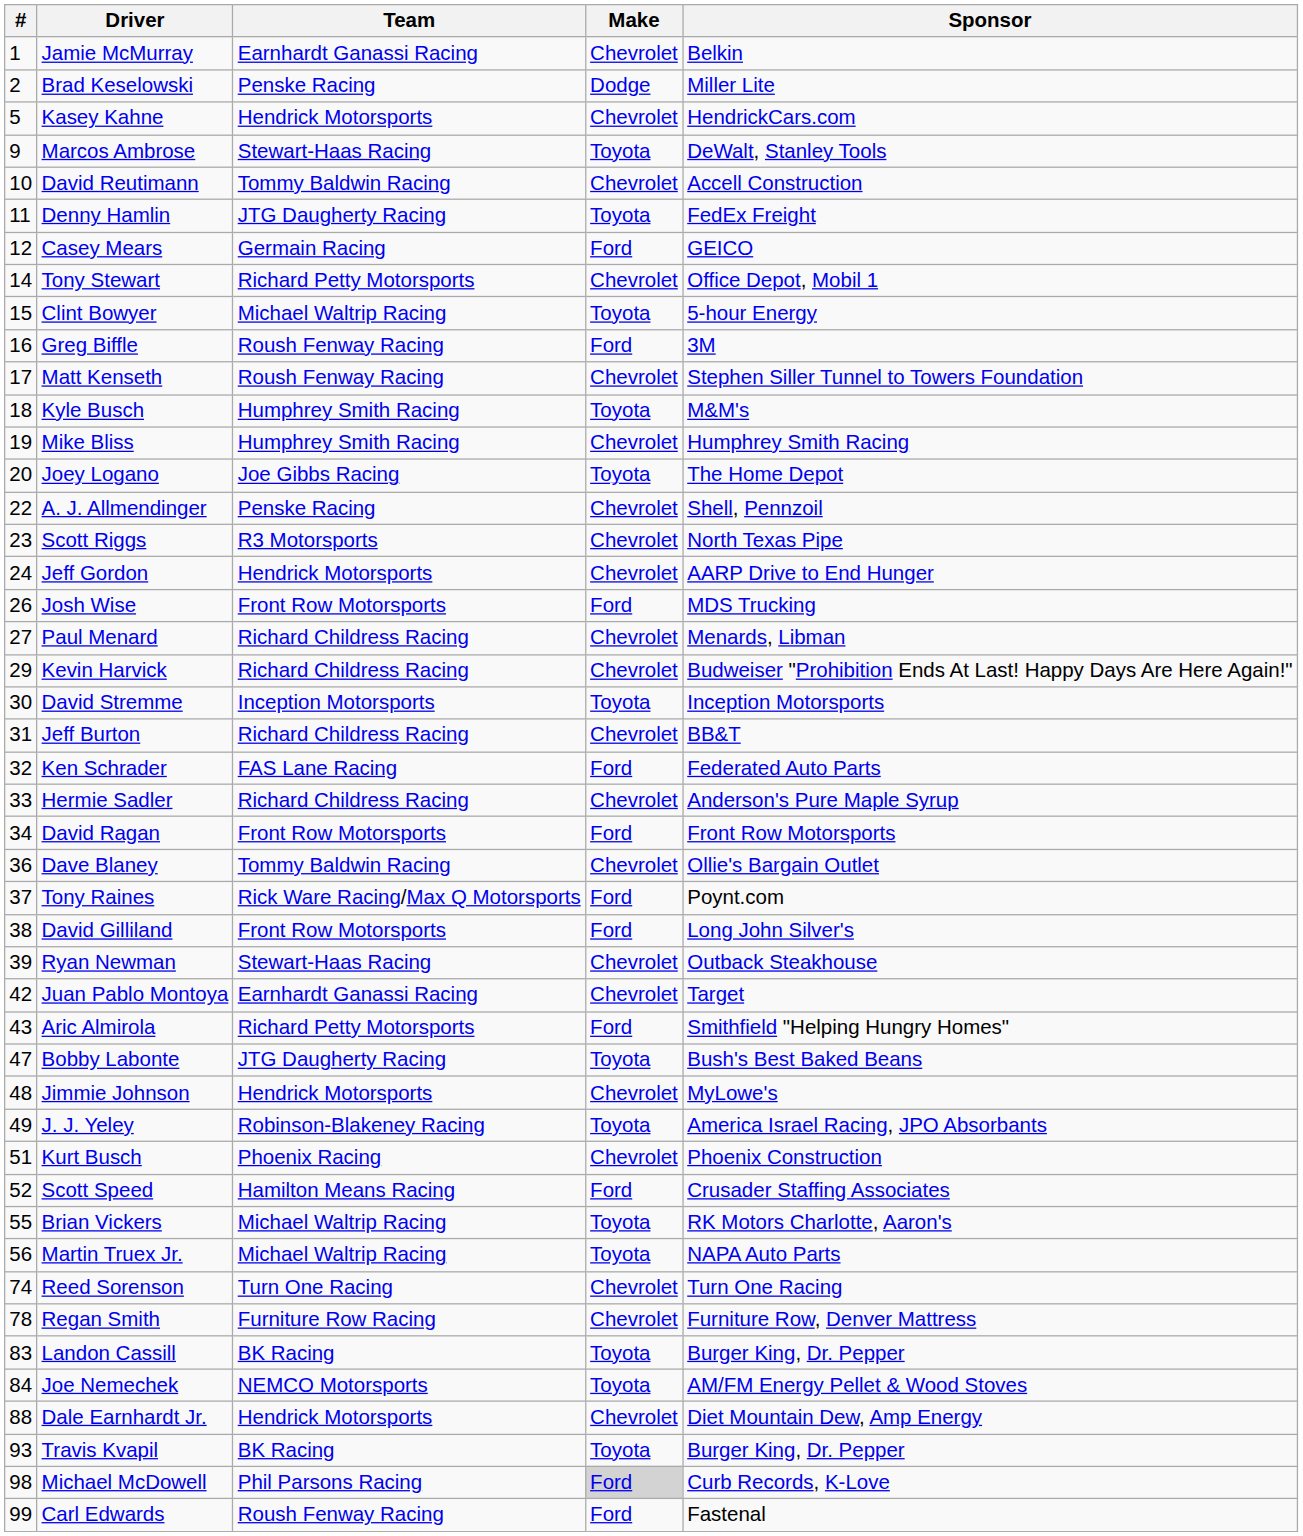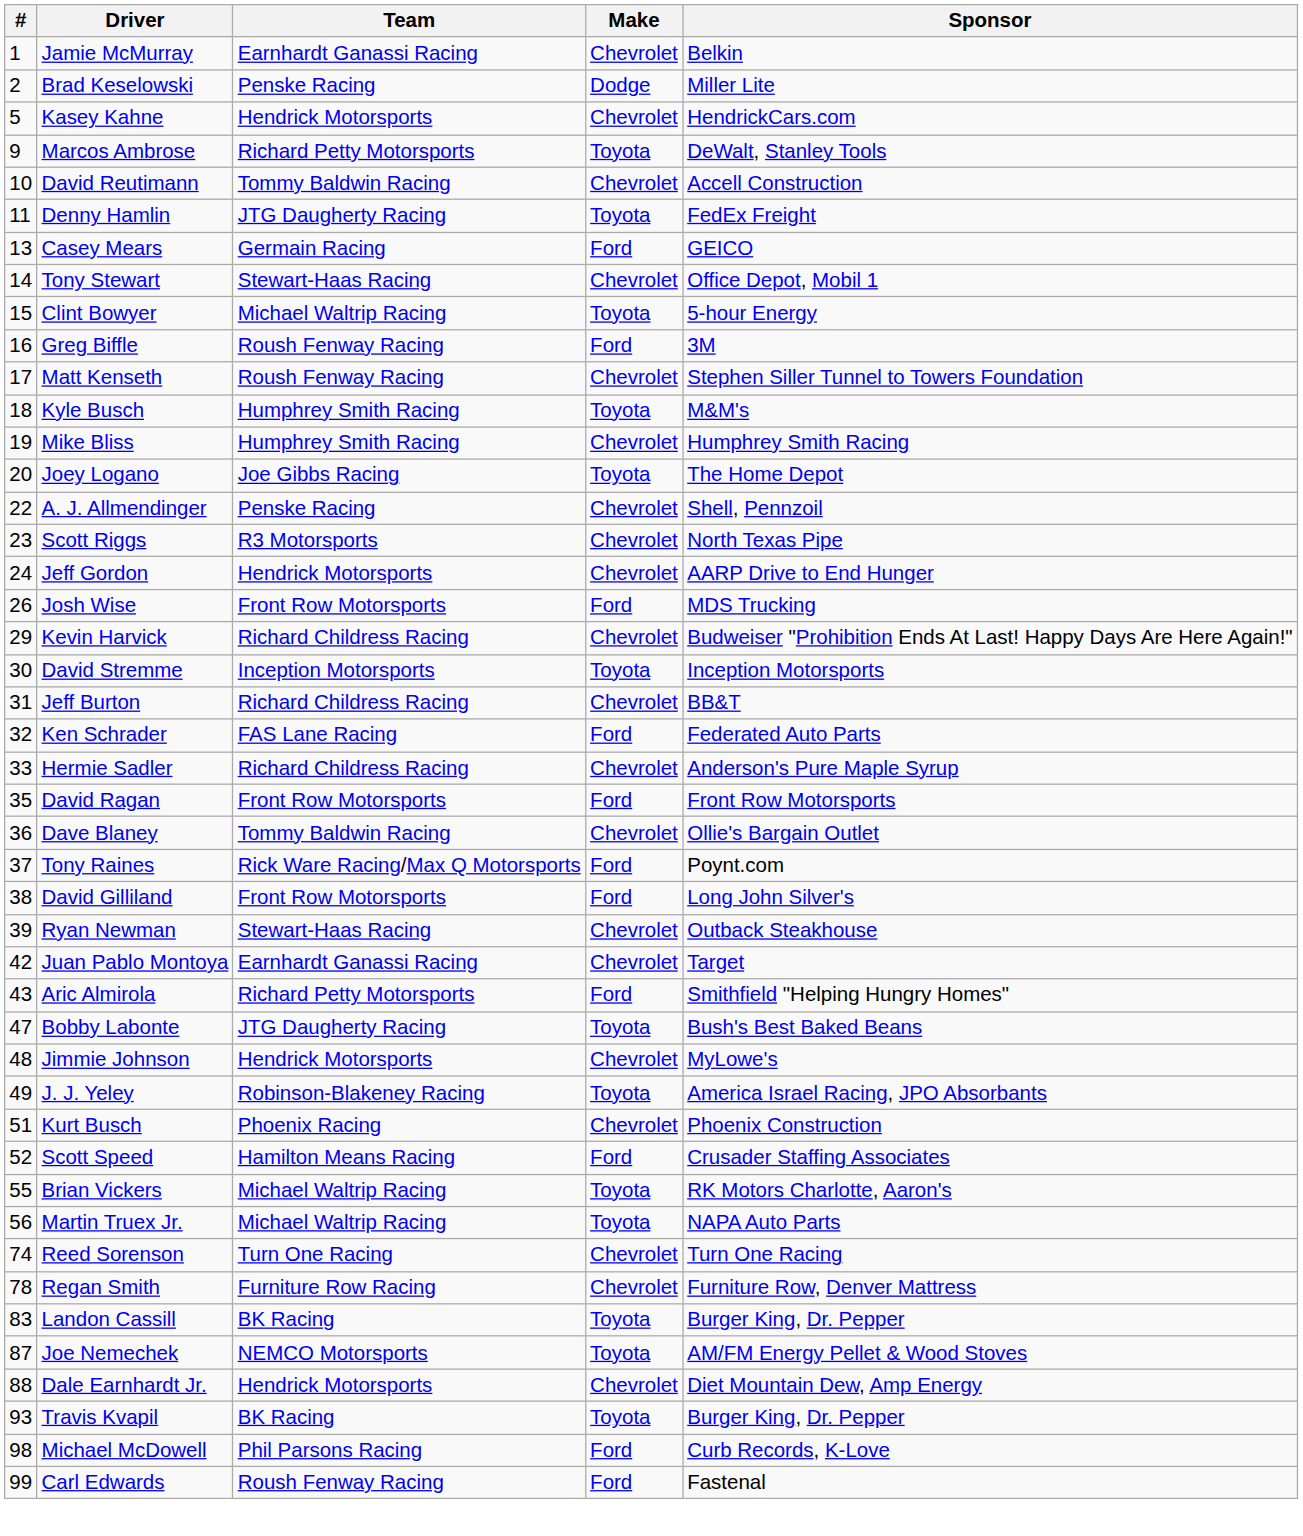(334, 150) Stewart-Haas Racing -> (356, 150) Richard Petty Motorsports
(21, 248) 12 -> (21, 248) 13
(356, 280) Richard Petty Motorsports -> (334, 280) Stewart-Haas Racing
- row: (100, 637)
(21, 832) 34 -> (21, 800) 35
(21, 1384) 84 -> (21, 1352) 87
(611, 1482) lightgrey background -> (611, 1449) no background
